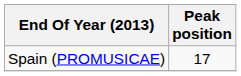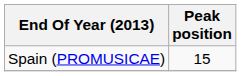(202, 58) 17 -> (202, 58) 15
